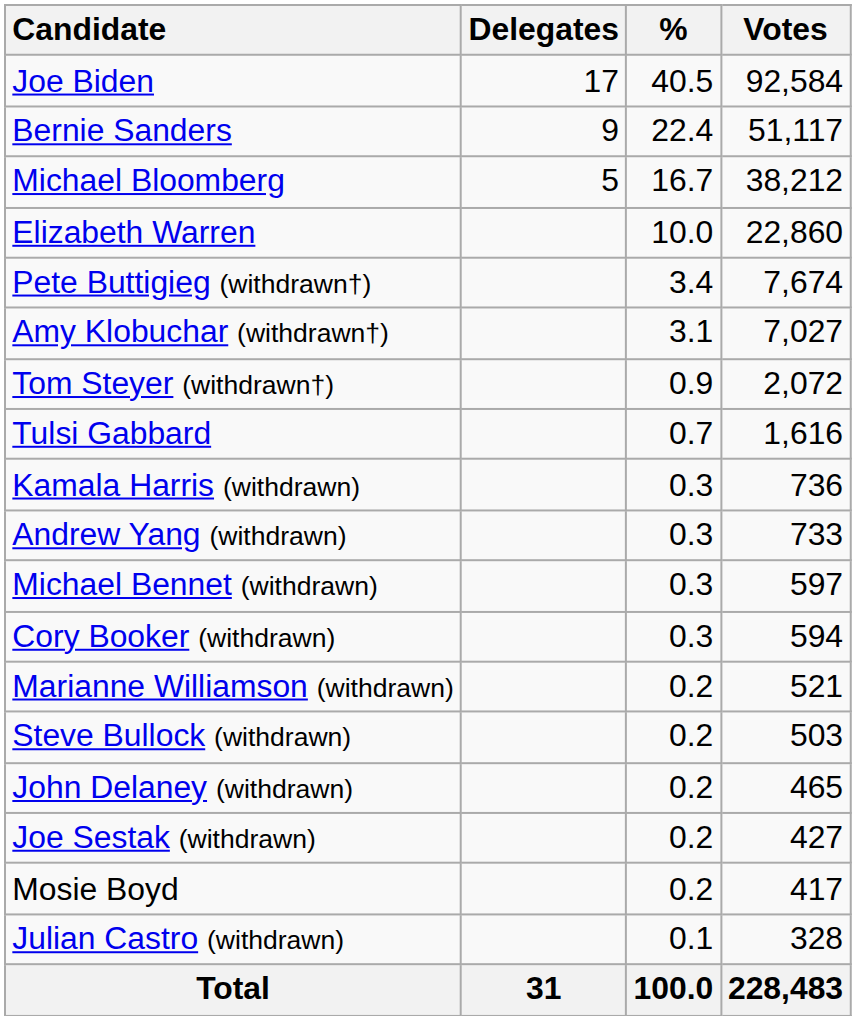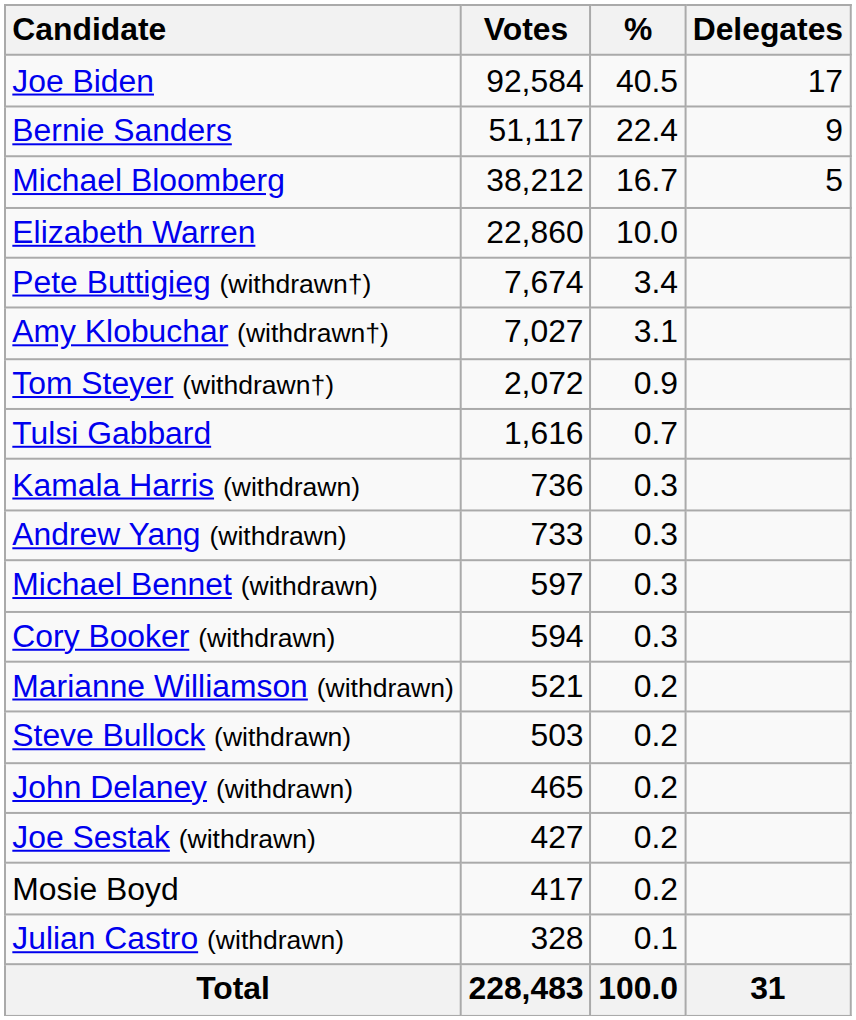columns swapped: (785, 29) <-> (544, 29)
